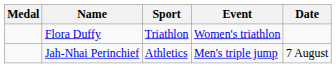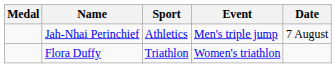rows swapped: (73, 34) <-> (92, 53)
